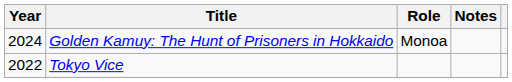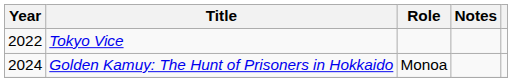rows swapped: (86, 65) <-> (221, 41)
